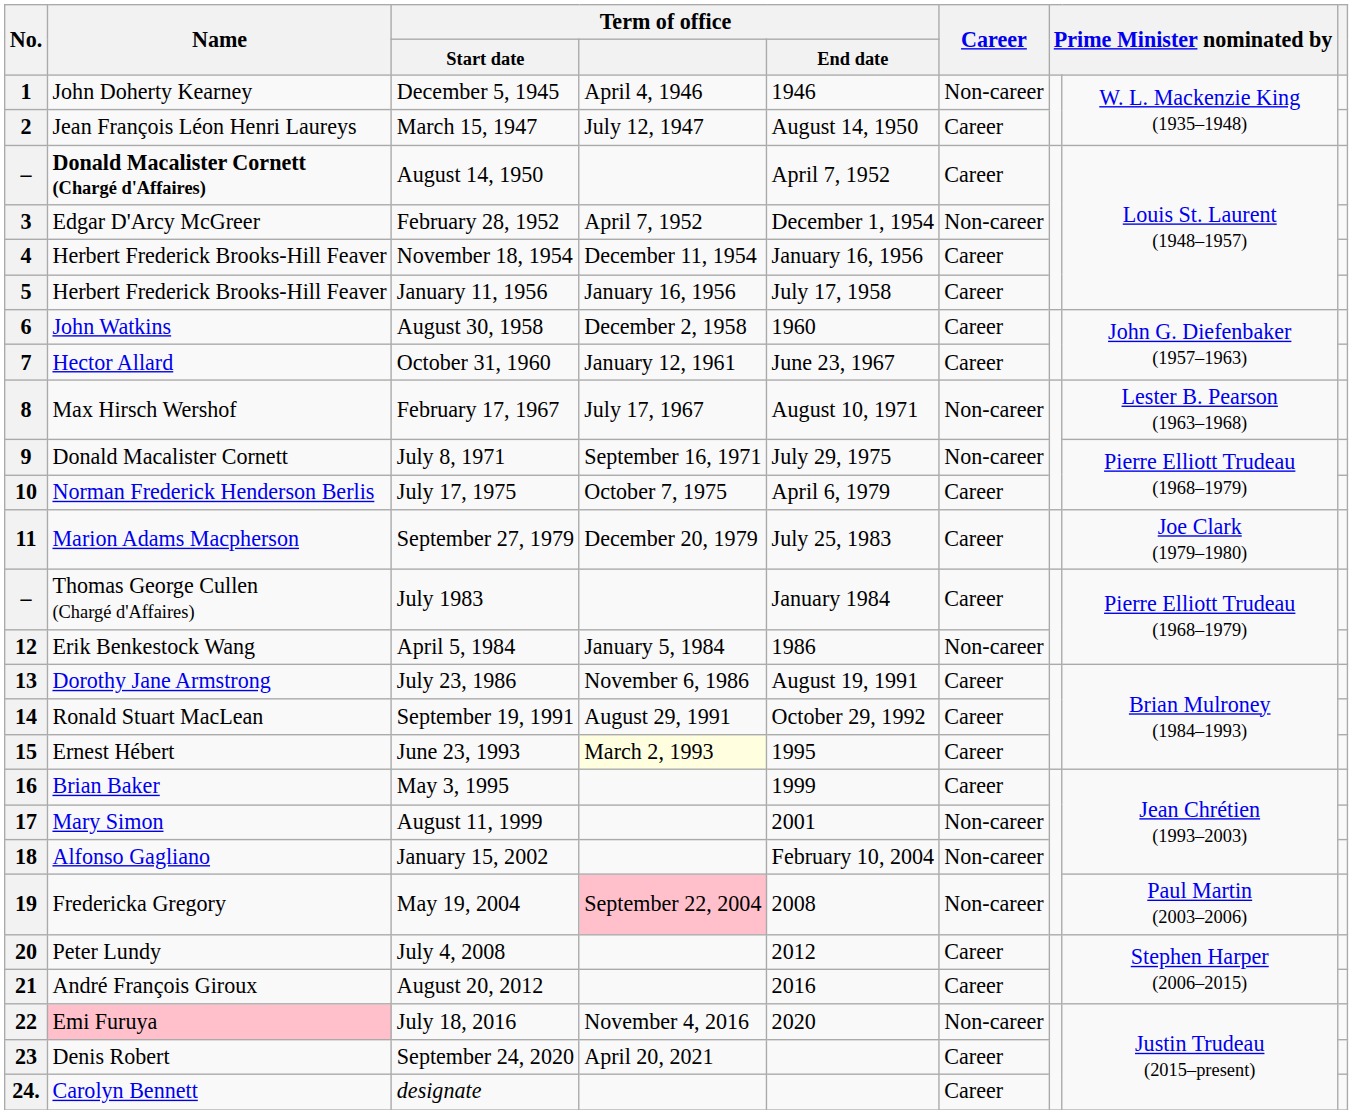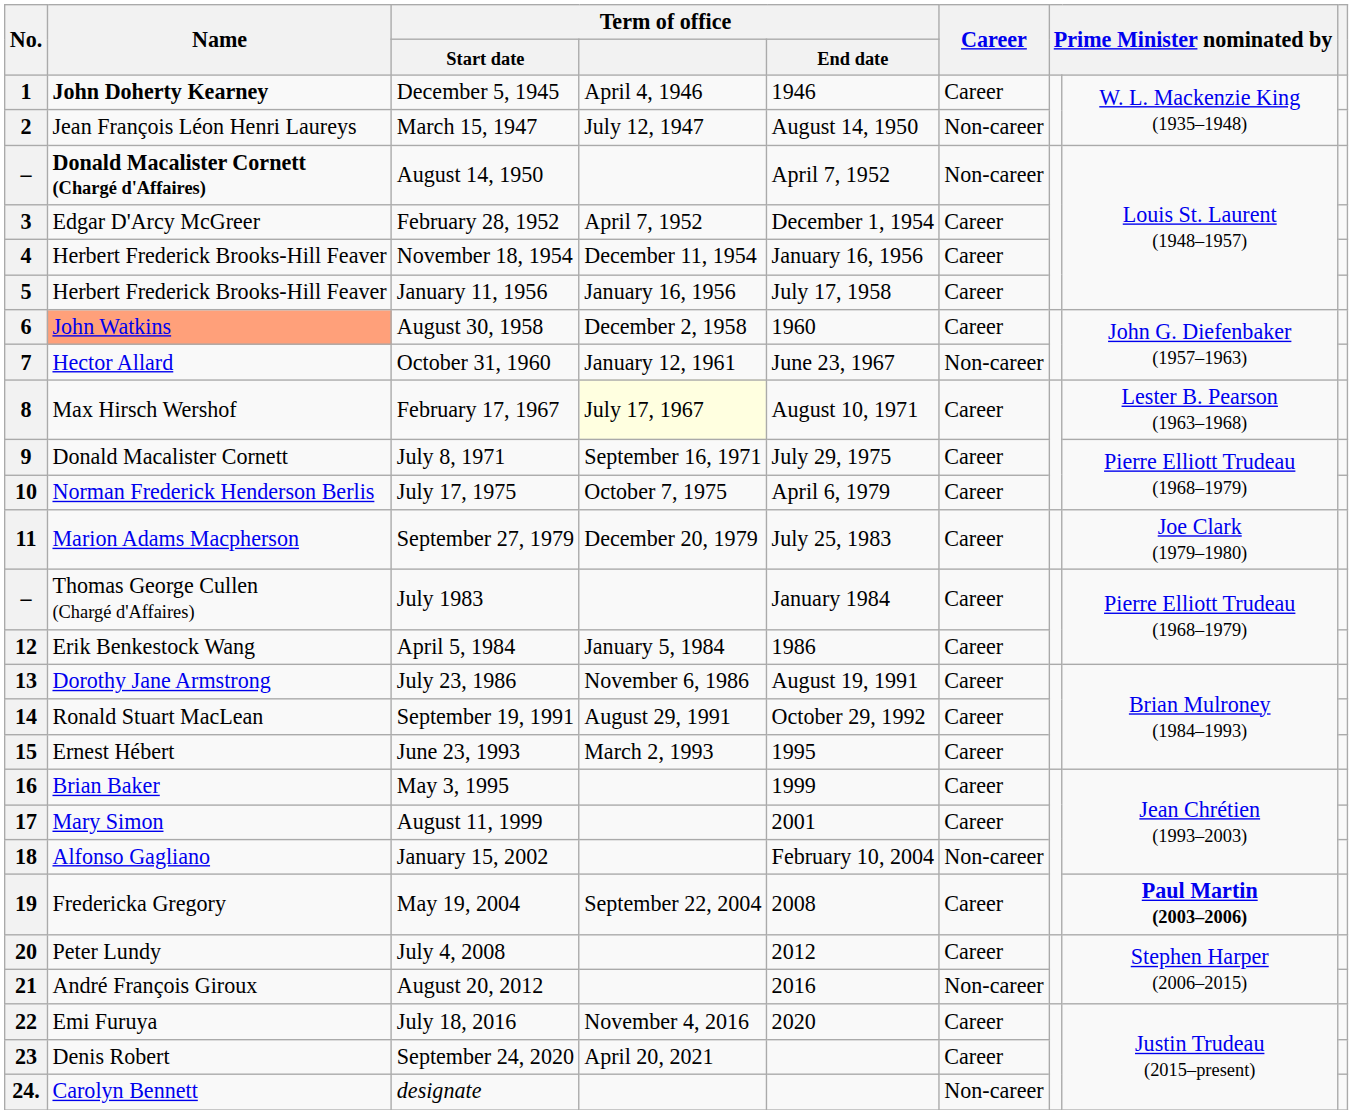(152, 92) normal -> (160, 92) bold
(994, 92) Non-career -> (974, 92) Career
(974, 127) Career -> (994, 127) Non-career
(974, 174) Career -> (994, 174) Non-career
(994, 221) Non-career -> (974, 221) Career
(112, 326) no background -> (112, 326) lightsalmon background
(974, 362) Career -> (994, 362) Non-career
(644, 409) no background -> (644, 409) lightyellow background
(994, 409) Non-career -> (974, 409) Career
(994, 456) Non-career -> (974, 456) Career
(994, 646) Non-career -> (974, 646) Career
(649, 751) lightyellow background -> (649, 751) no background
(994, 821) Non-career -> (974, 821) Career
(673, 904) pink background -> (673, 904) no background
(994, 904) Non-career -> (974, 904) Career
(1200, 904) normal -> (1200, 904) bold
(974, 986) Career -> (994, 986) Non-career
(105, 1021) pink background -> (105, 1021) no background
(994, 1021) Non-career -> (974, 1021) Career
(974, 1091) Career -> (994, 1091) Non-career
